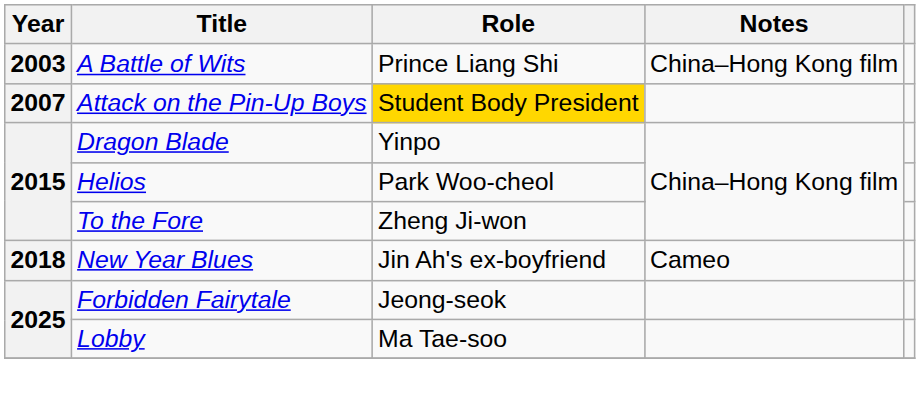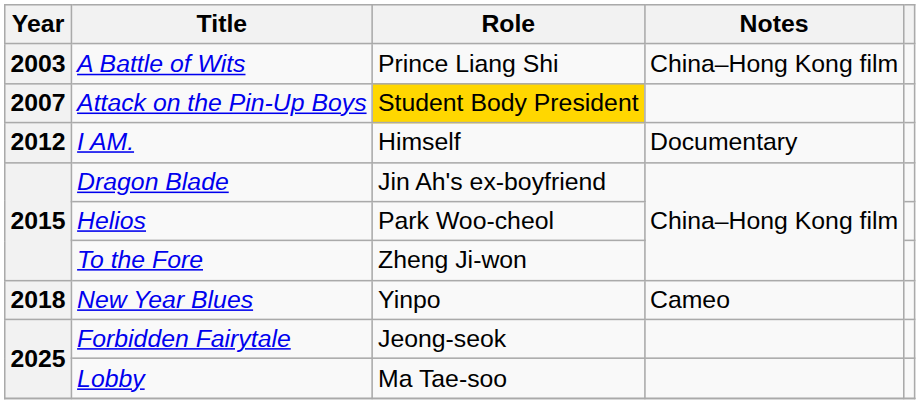+ row: (106, 142)
(409, 142) Yinpo -> (492, 181) Jin Ah's ex-boyfriend
(492, 260) Jin Ah's ex-boyfriend -> (409, 299) Yinpo
